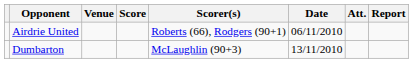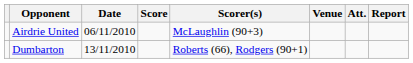columns swapped: (99, 13) <-> (317, 13)
(219, 31) Roberts (66), Rodgers (90+1) -> (218, 31) McLaughlin (90+3)
(196, 49) McLaughlin (90+3) -> (240, 49) Roberts (66), Rodgers (90+1)
